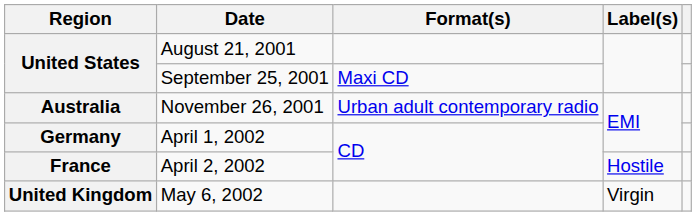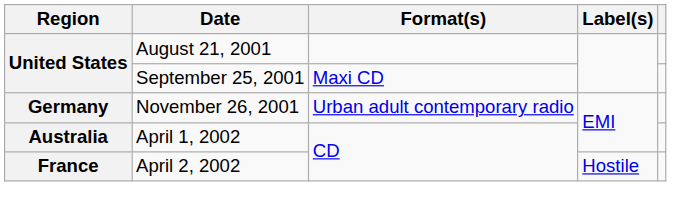(81, 107) Australia -> (68, 107) Germany
(81, 136) Germany -> (68, 136) Australia
- row: (212, 195)
